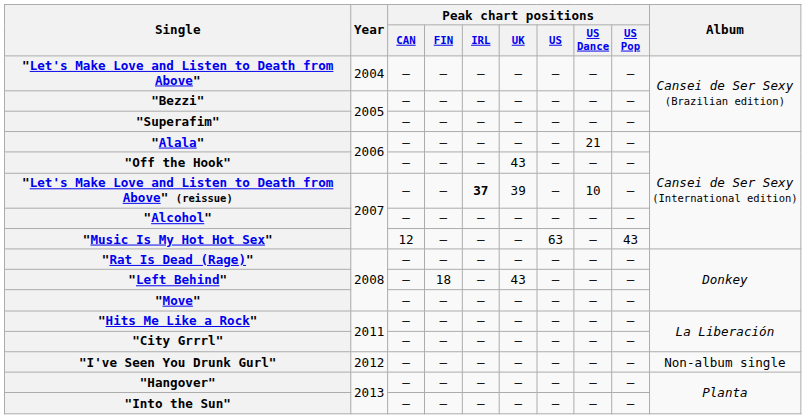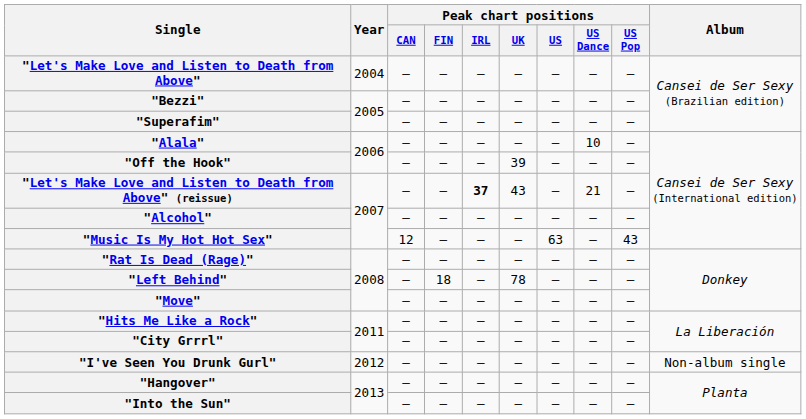(593, 142) 21 -> (593, 142) 10
(518, 163) 43 -> (518, 163) 39
(518, 190) 39 -> (518, 190) 43
(593, 190) 10 -> (593, 190) 21
(518, 280) 43 -> (518, 280) 78
